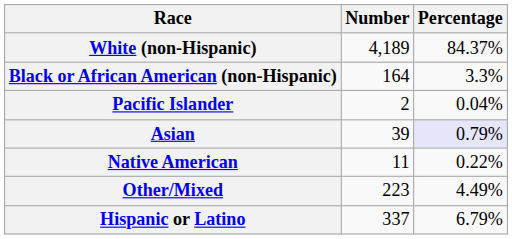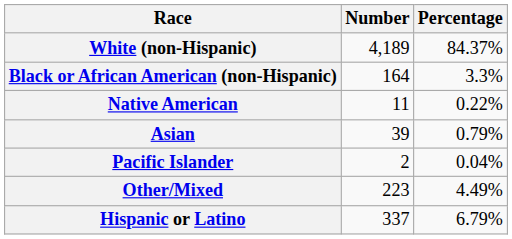rows swapped: (173, 162) <-> (173, 104)
(479, 133) lavender background -> (479, 133) no background
